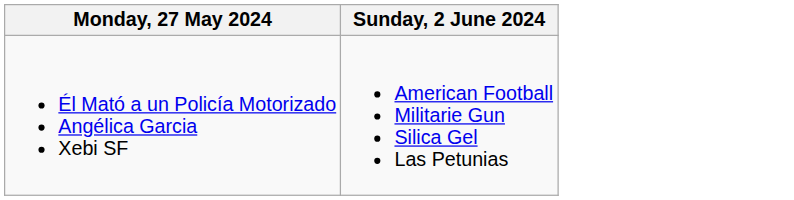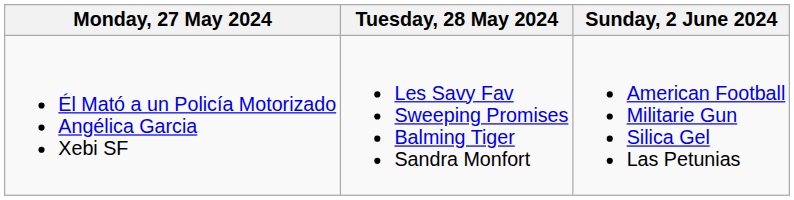+ column: (457, 20)
